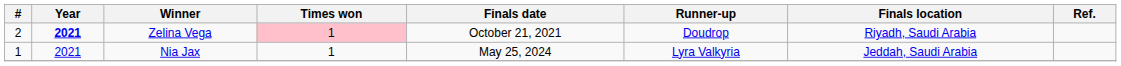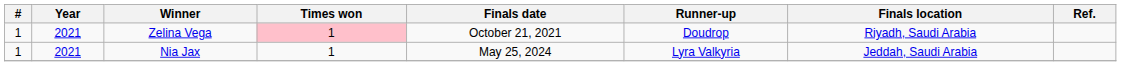(18, 32) 2 -> (18, 32) 1
(68, 32) bold -> (68, 32) normal
